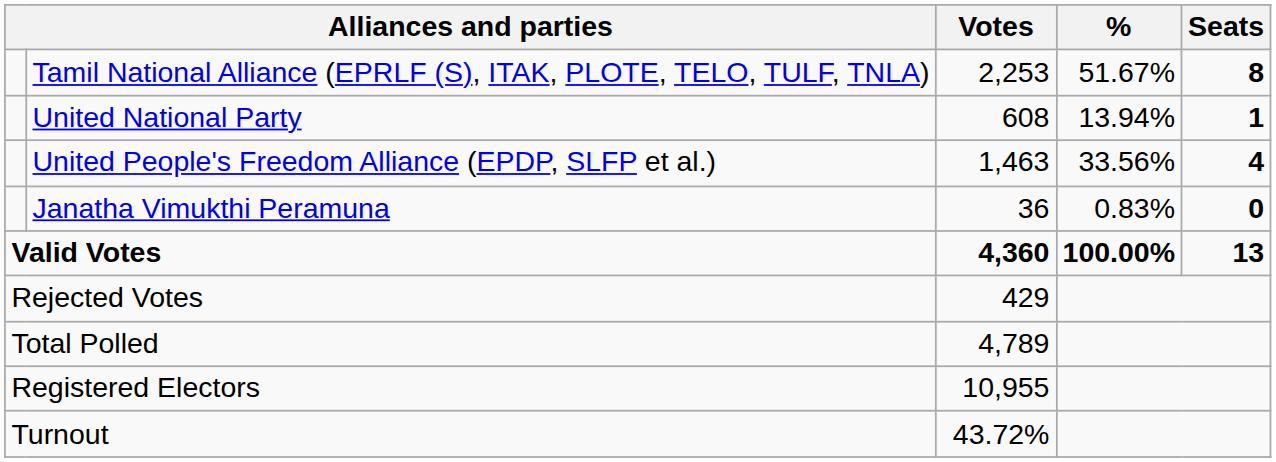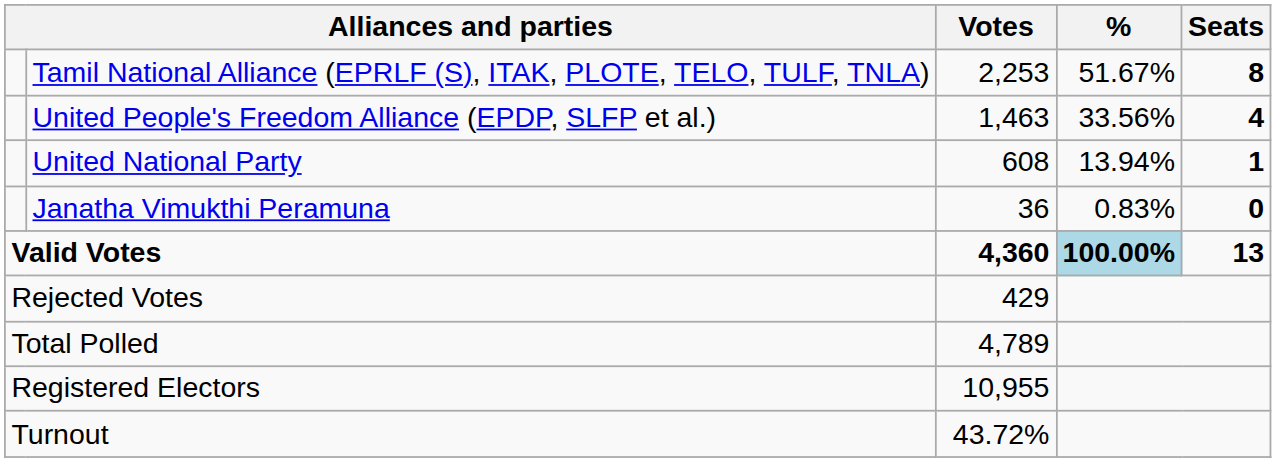rows swapped: (374, 162) <-> (167, 117)
(1119, 252) no background -> (1119, 252) lightblue background
